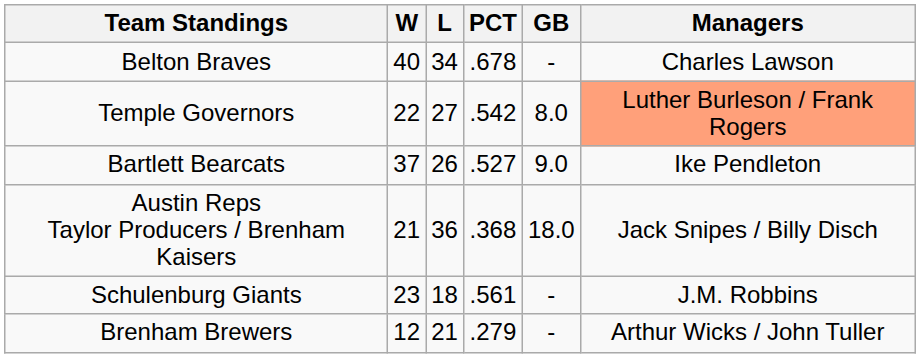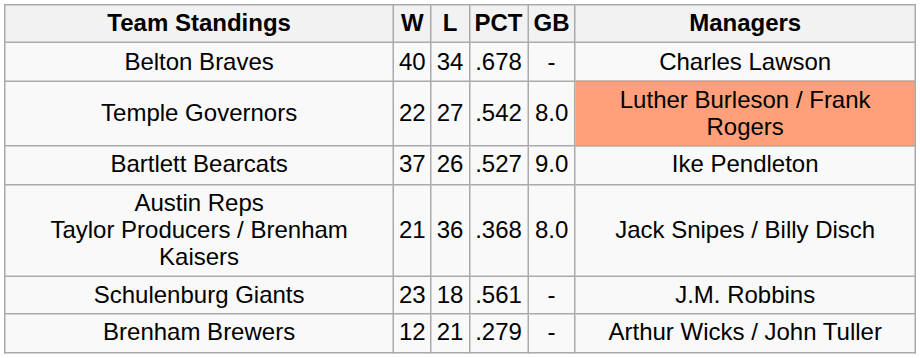(551, 229) 18.0 -> (552, 229) 8.0
